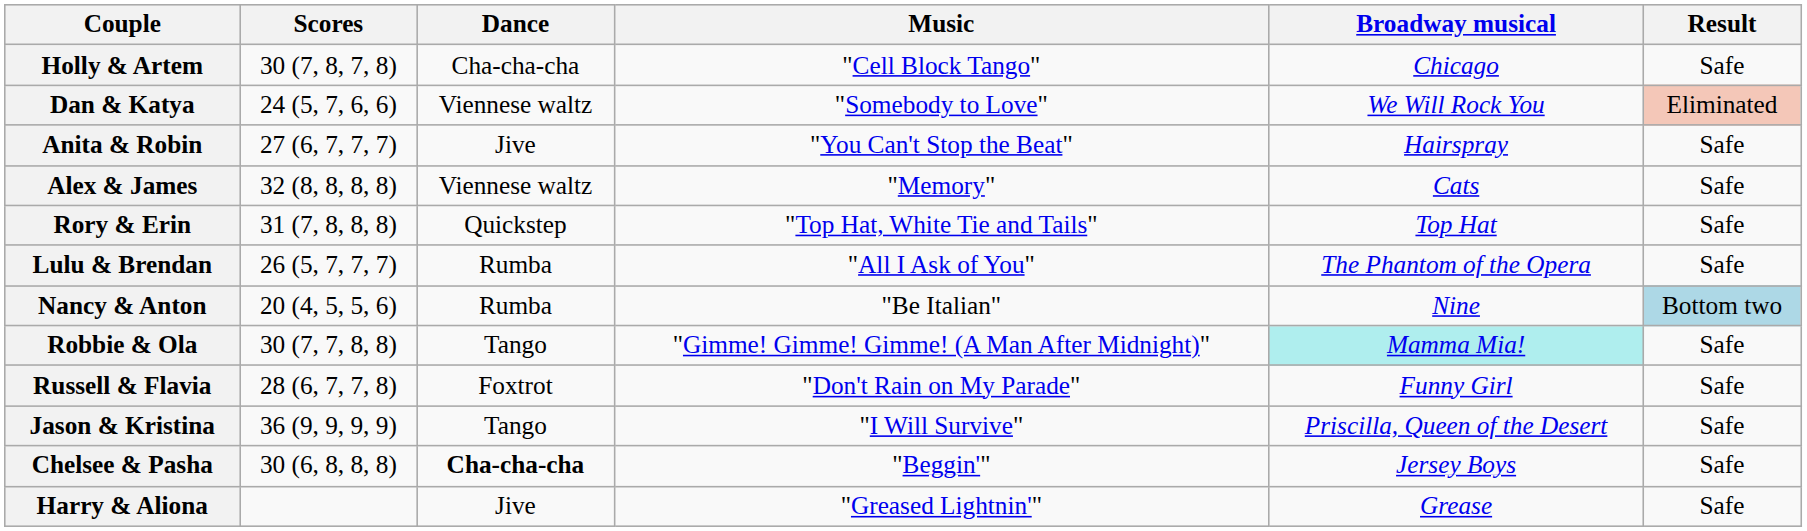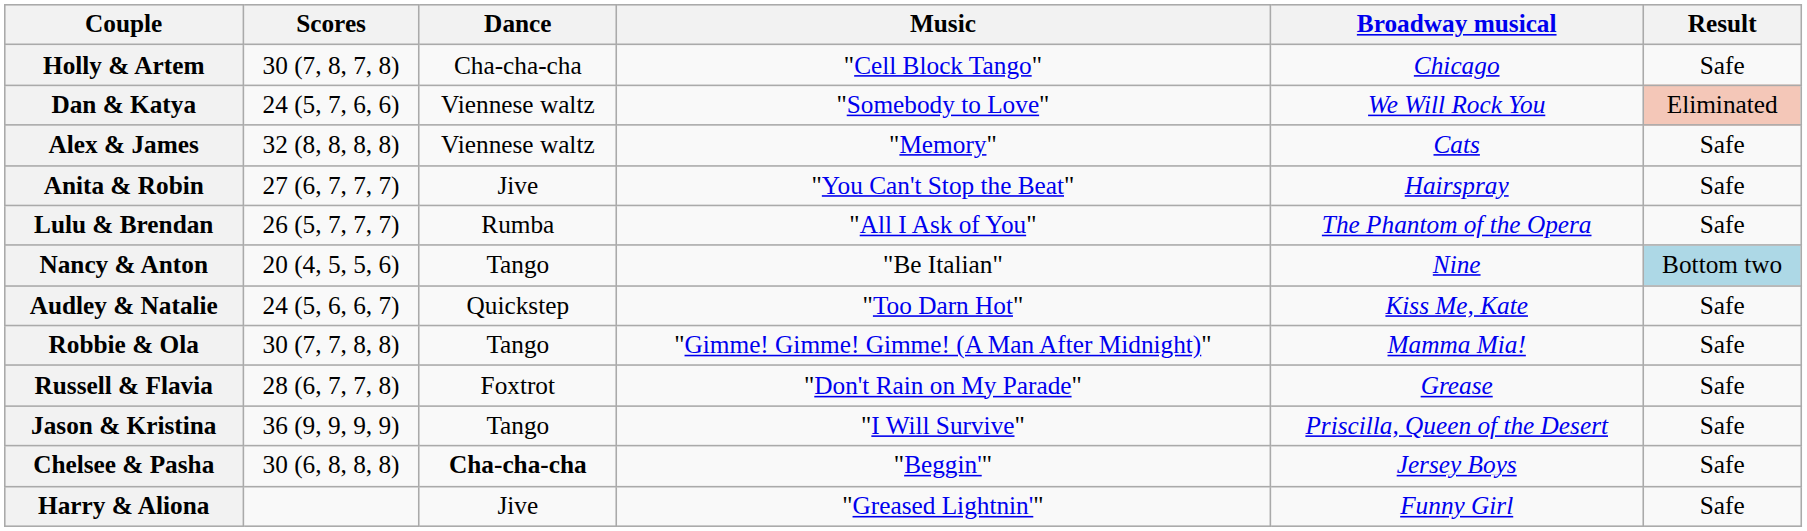rows swapped: (122, 144) <-> (122, 184)
- row: (122, 225)
(515, 305) Rumba -> (518, 265) Tango
+ row: (124, 305)
(1456, 345) paleturquoise background -> (1457, 345) no background
(1456, 385) Funny Girl -> (1457, 385) Grease
(1456, 505) Grease -> (1457, 505) Funny Girl
